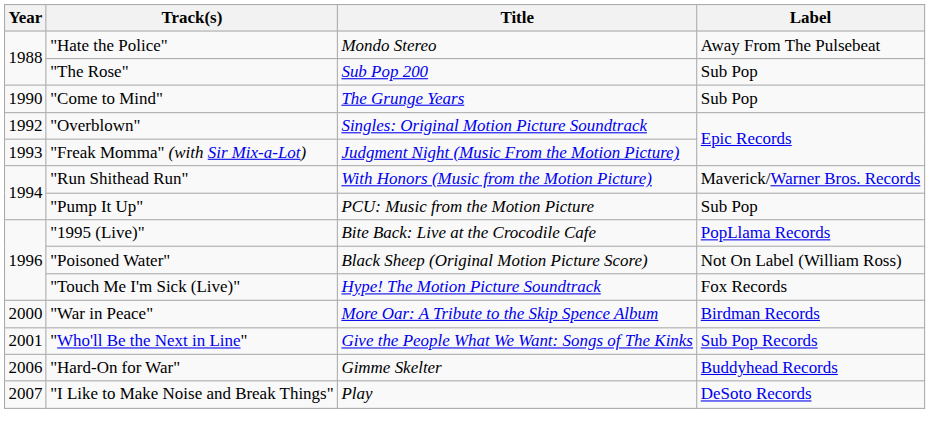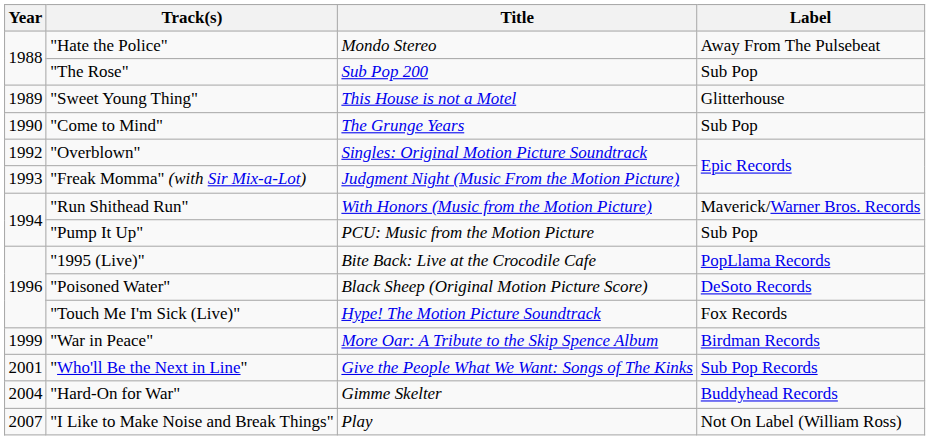+ row: (124, 98)
(801, 260) Not On Label (William Ross) -> (756, 286) DeSoto Records
(25, 313) 2000 -> (25, 340) 1999
(25, 367) 2006 -> (25, 394) 2004
(756, 394) DeSoto Records -> (801, 421) Not On Label (William Ross)
